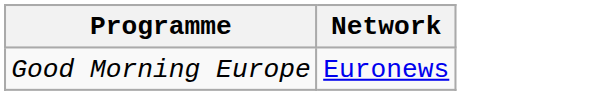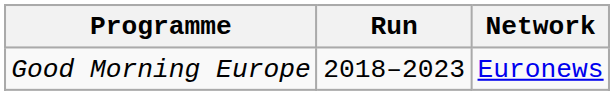+ column: (394, 26)
